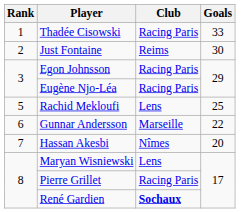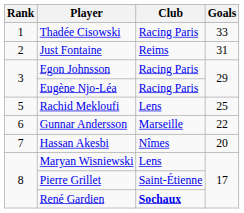(218, 50) 30 -> (222, 50) 31
(168, 180) Racing Paris -> (171, 180) Saint-Étienne
